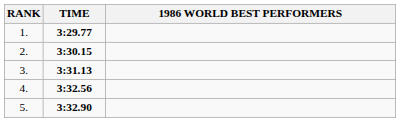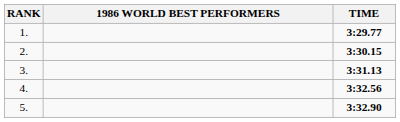columns swapped: (250, 14) <-> (74, 14)
